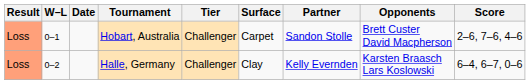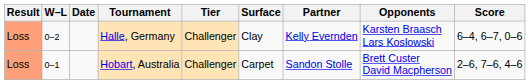rows swapped: (140, 36) <-> (138, 65)
